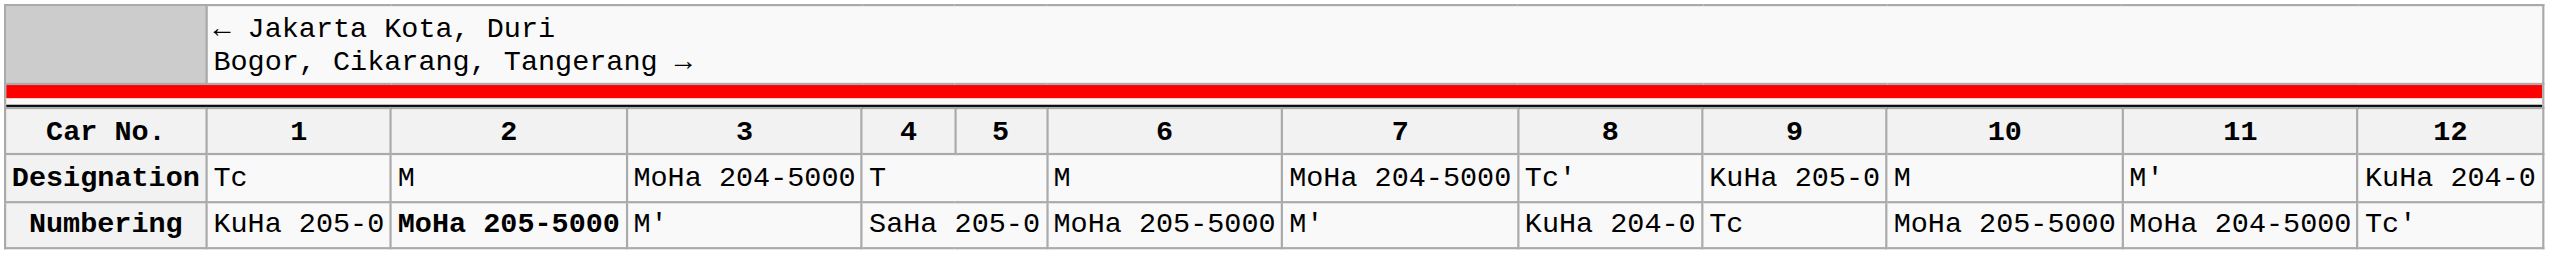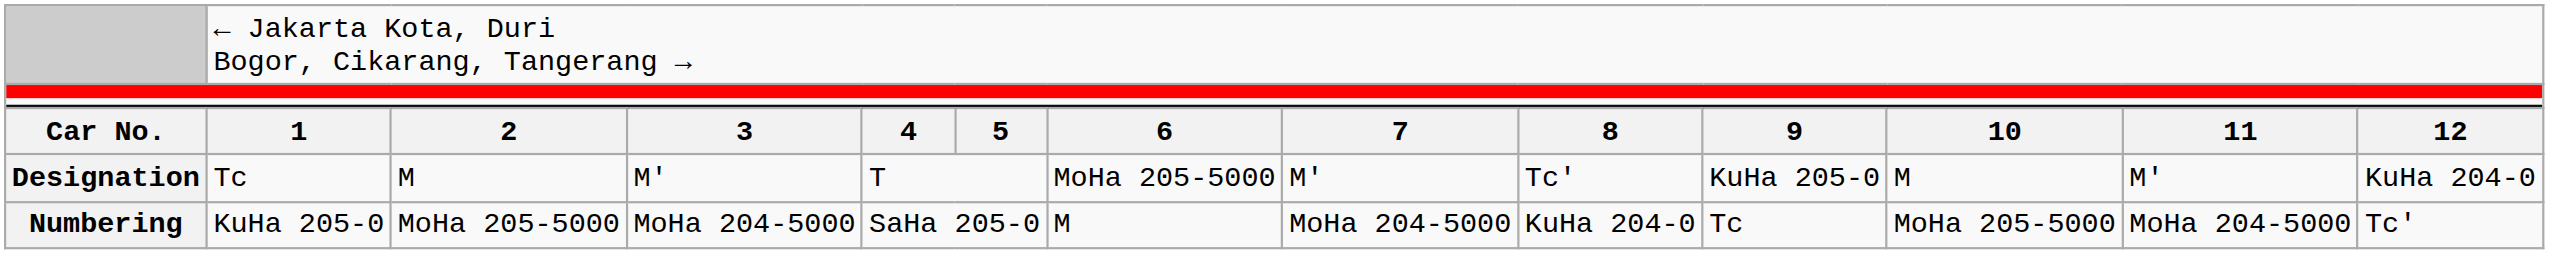(745, 178) MoHa 204-5000 -> (651, 178) M'
(1062, 178) M -> (1165, 178) MoHa 205-5000
(1400, 178) MoHa 204-5000 -> (1306, 178) M'
(509, 224) bold -> (509, 224) normal
(651, 224) M' -> (745, 224) MoHa 204-5000
(1165, 224) MoHa 205-5000 -> (1062, 224) M
(1306, 224) M' -> (1400, 224) MoHa 204-5000
